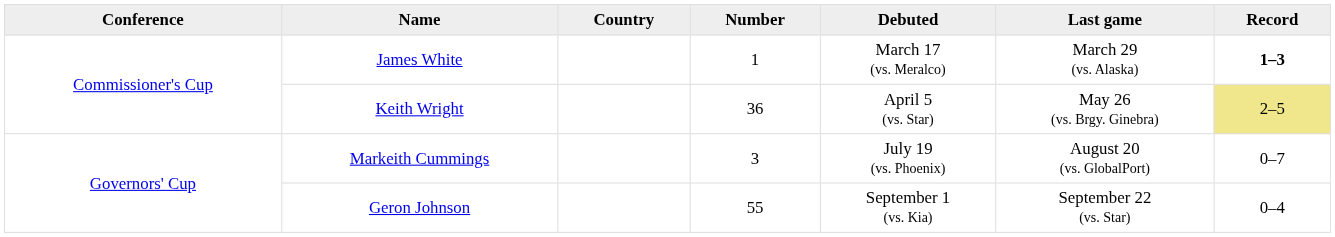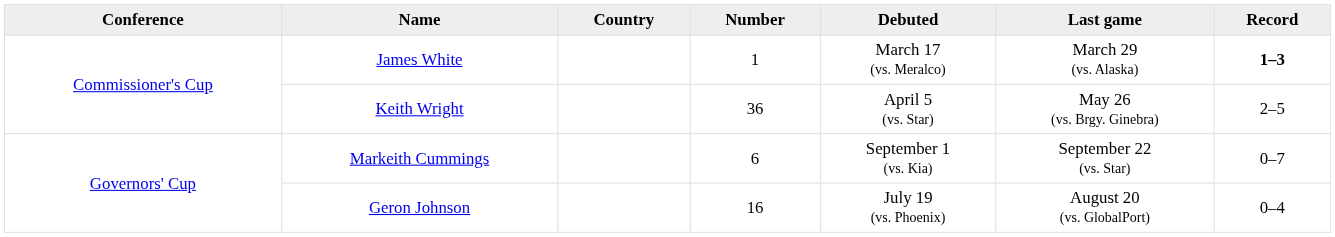(1272, 108) khaki background -> (1272, 108) no background
(755, 158) 3 -> (755, 158) 6
(908, 158) July 19 (vs. Phoenix) -> (908, 158) September 1 (vs. Kia)
(1105, 158) August 20 (vs. GlobalPort) -> (1105, 158) September 22 (vs. Star)
(755, 207) 55 -> (755, 207) 16
(908, 207) September 1 (vs. Kia) -> (908, 207) July 19 (vs. Phoenix)
(1105, 207) September 22 (vs. Star) -> (1105, 207) August 20 (vs. GlobalPort)
